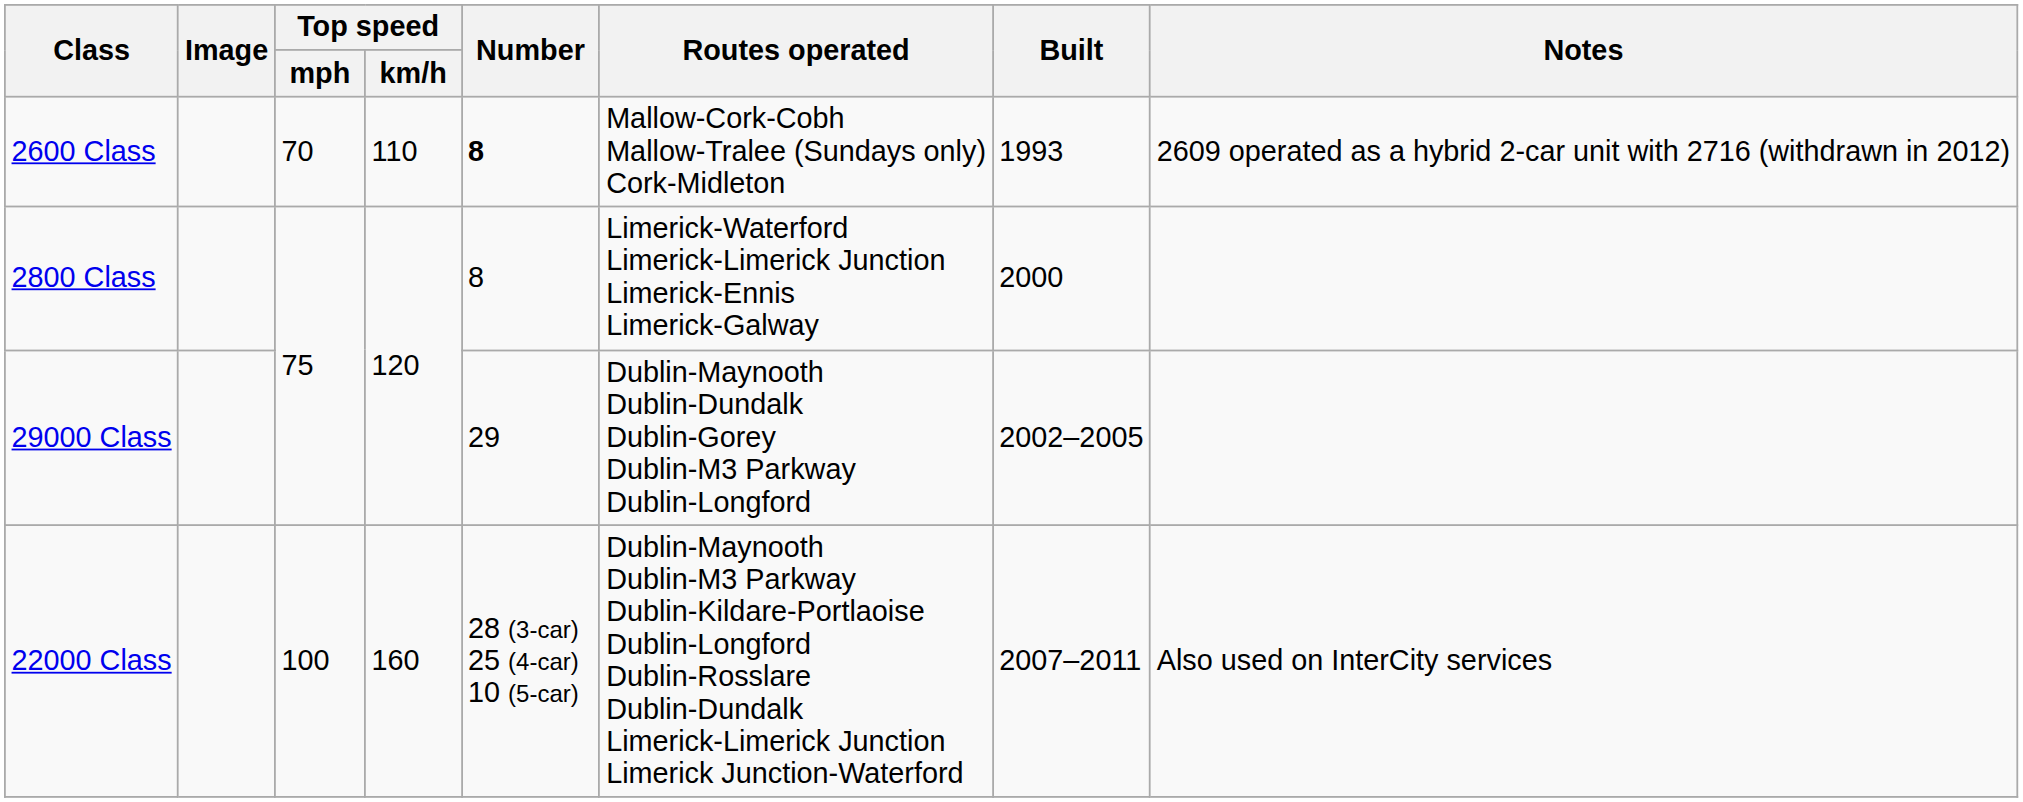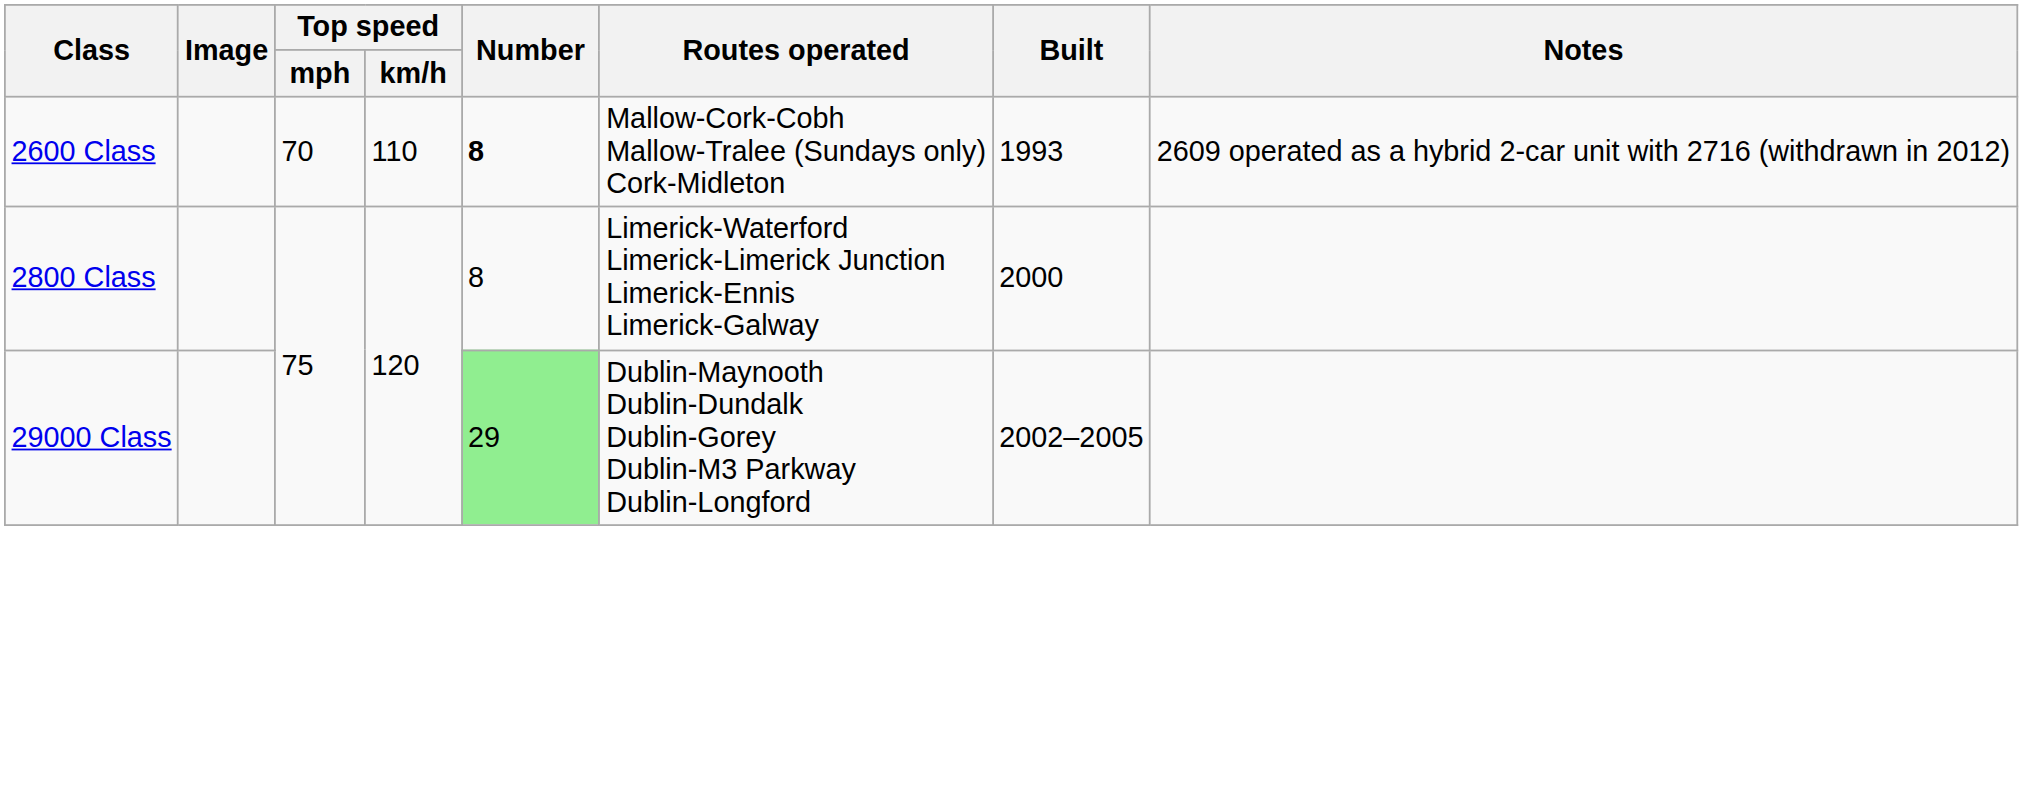(484, 436) no background -> (484, 436) lightgreen background
- row: (92, 660)
